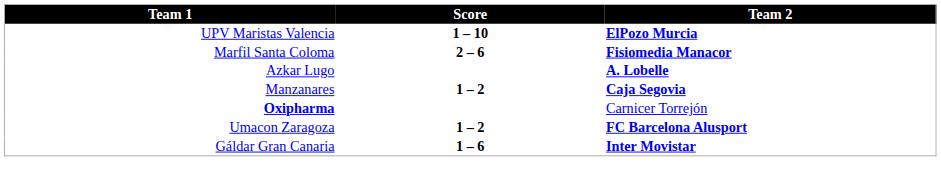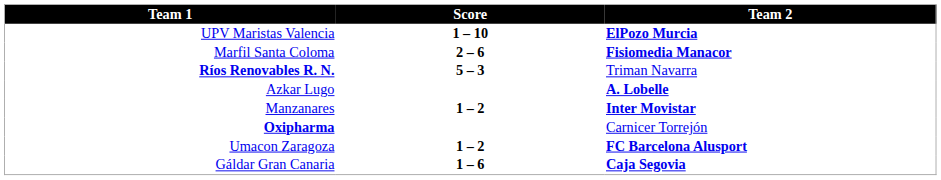+ row: (267, 70)
(646, 89) Caja Segovia -> (651, 108) Inter Movistar
(651, 145) Inter Movistar -> (646, 164) Caja Segovia
